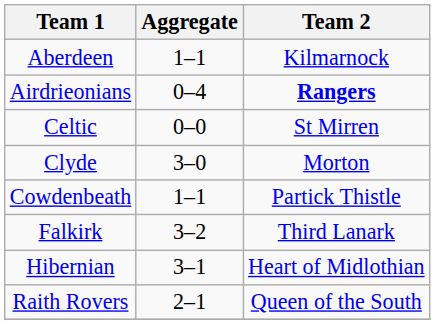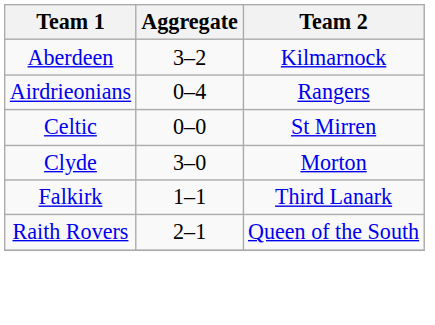(190, 57) 1–1 -> (190, 57) 3–2
(336, 92) bold -> (334, 92) normal
- row: (70, 197)
(190, 232) 3–2 -> (190, 197) 1–1
- row: (70, 267)
